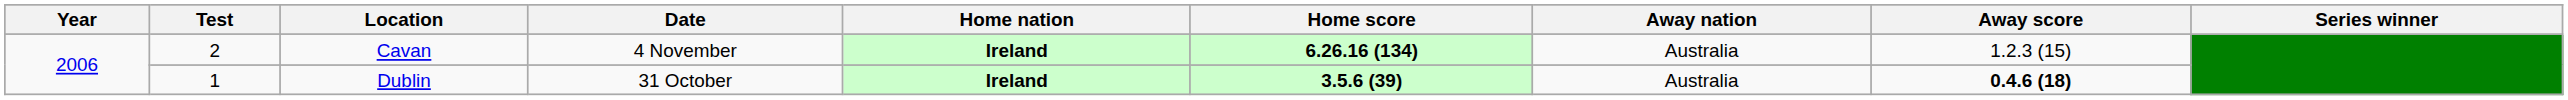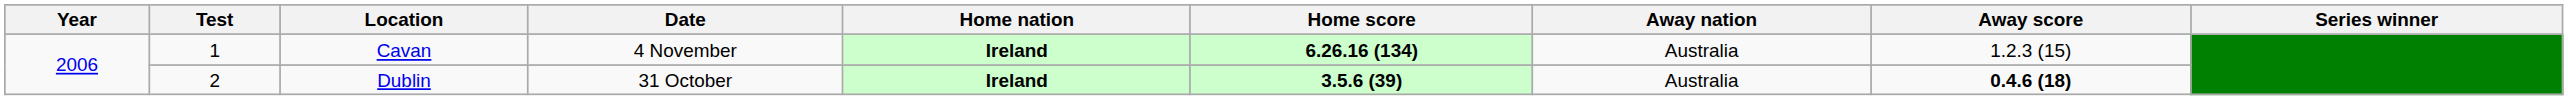(215, 50) 2 -> (215, 50) 1
(215, 80) 1 -> (215, 80) 2
